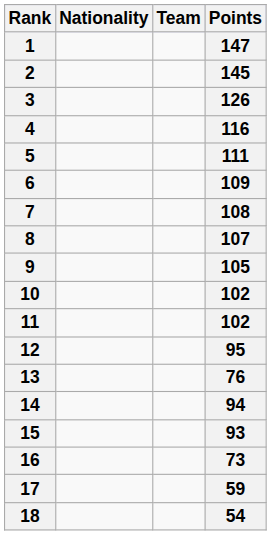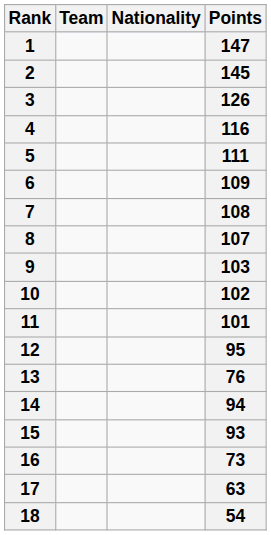columns swapped: (179, 18) <-> (104, 18)
(235, 267) 105 -> (235, 267) 103
(235, 322) 102 -> (235, 322) 101
(235, 488) 59 -> (235, 488) 63
